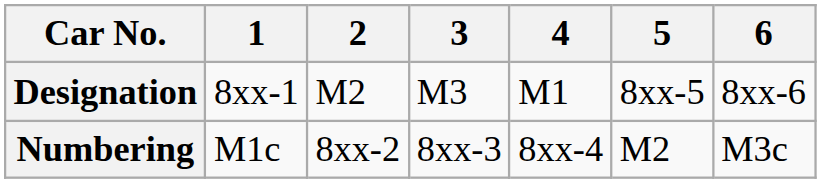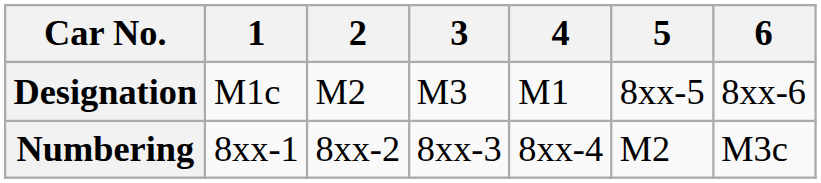(256, 90) 8xx-1 -> (247, 90) M1c
(247, 148) M1c -> (256, 148) 8xx-1
